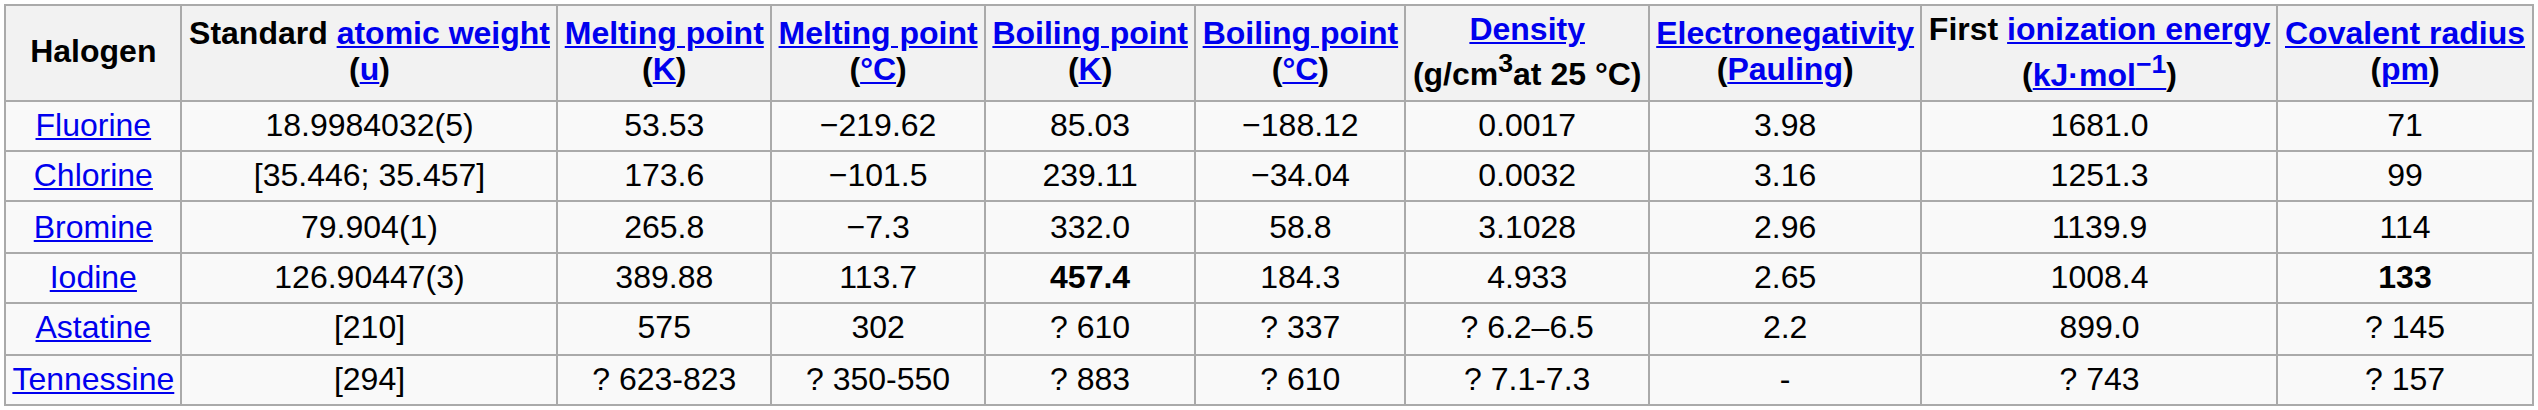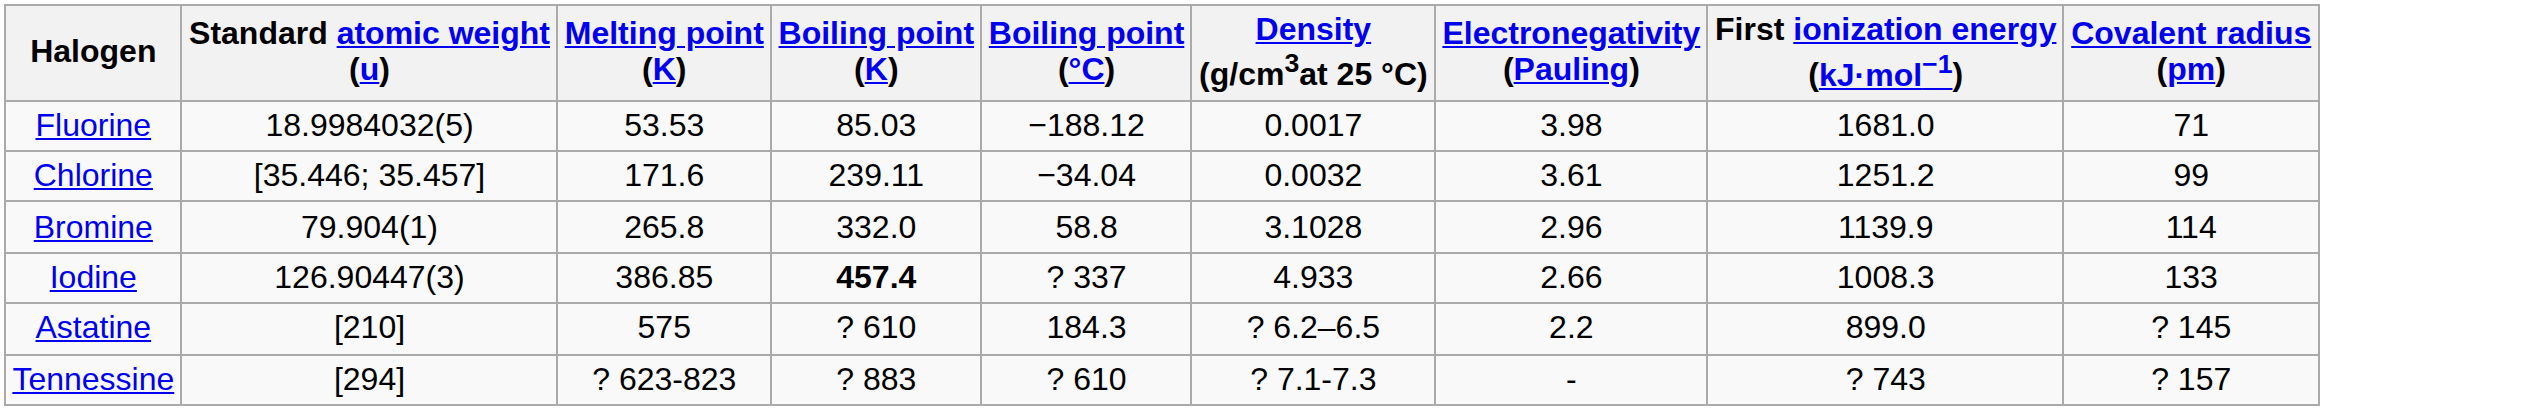- column: (878, 52)
(664, 176) 173.6 -> (664, 176) 171.6
(1785, 176) 3.16 -> (1571, 176) 3.61
(2100, 176) 1251.3 -> (1886, 176) 1251.2
(664, 277) 389.88 -> (664, 277) 386.85
(1300, 277) 184.3 -> (1087, 277) ? 337
(1785, 277) 2.65 -> (1571, 277) 2.66
(2100, 277) 1008.4 -> (1886, 277) 1008.3
(2405, 277) bold -> (2191, 277) normal
(1300, 328) ? 337 -> (1087, 328) 184.3
